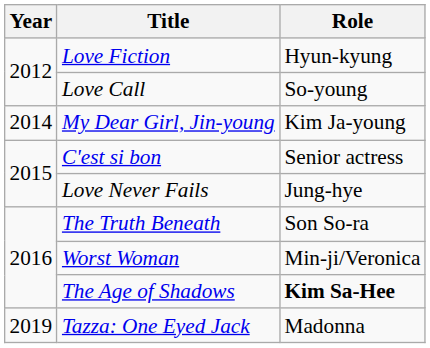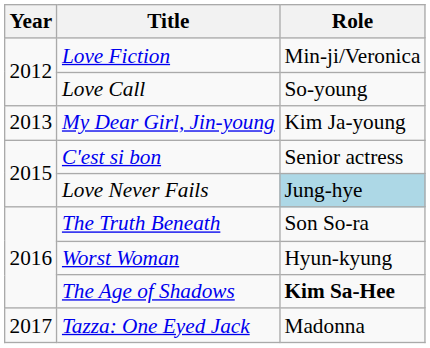(338, 55) Hyun-kyung -> (352, 55) Min-ji/Veronica
(31, 122) 2014 -> (31, 122) 2013
(324, 190) no background -> (324, 190) lightblue background
(352, 257) Min-ji/Veronica -> (338, 257) Hyun-kyung
(31, 325) 2019 -> (31, 325) 2017
